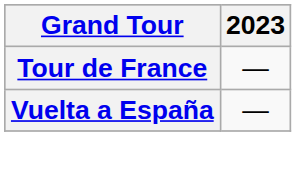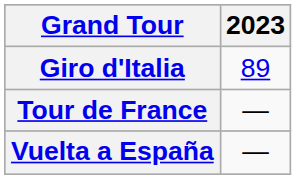+ row: (112, 67)
